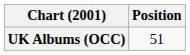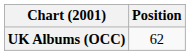(157, 38) 51 -> (157, 38) 62
